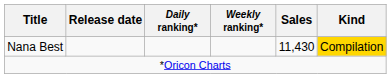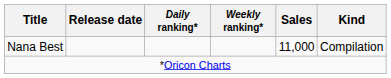(297, 46) 11,430 -> (297, 46) 11,000
(352, 46) gold background -> (352, 46) no background
